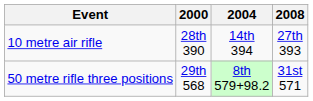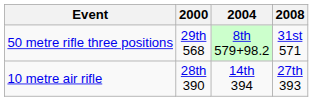rows swapped: (90, 78) <-> (55, 43)
